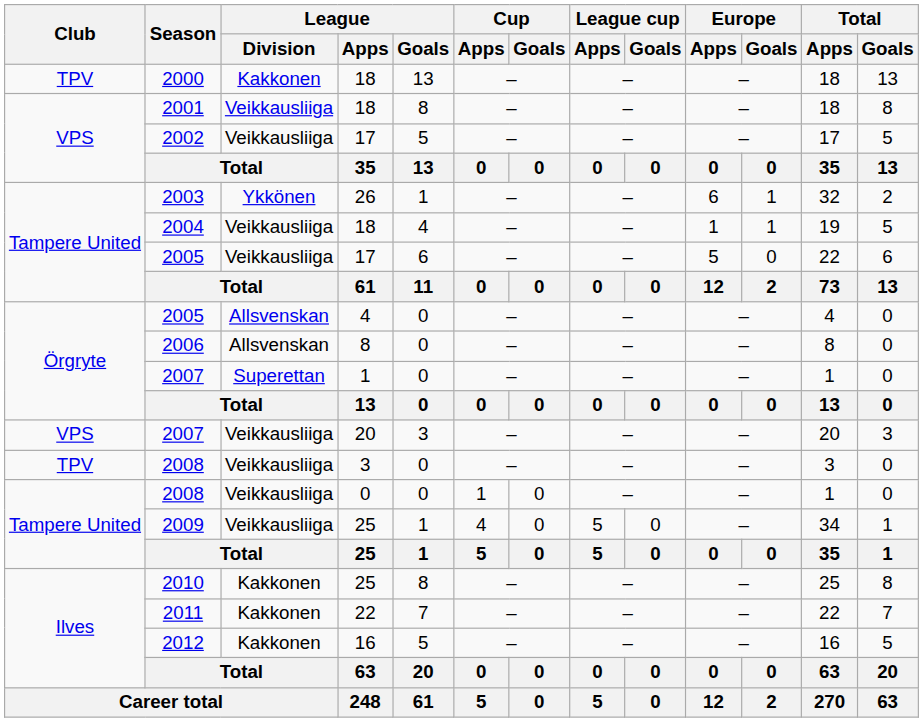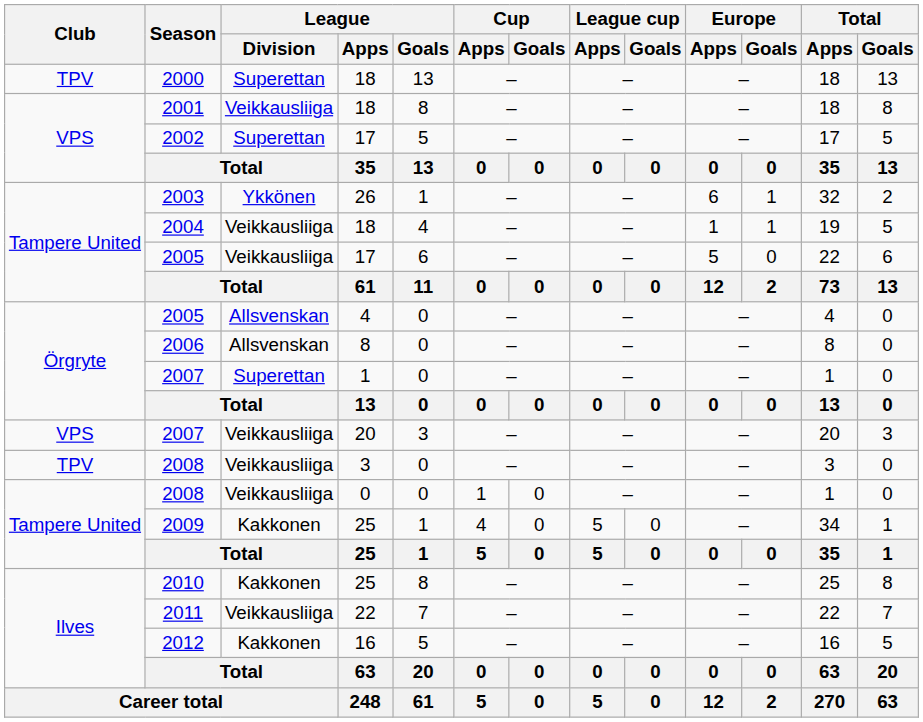(279, 78) Kakkonen -> (279, 78) Superettan
(279, 138) Veikkausliiga -> (279, 138) Superettan
(279, 524) Veikkausliiga -> (279, 524) Kakkonen
(279, 613) Kakkonen -> (279, 613) Veikkausliiga
